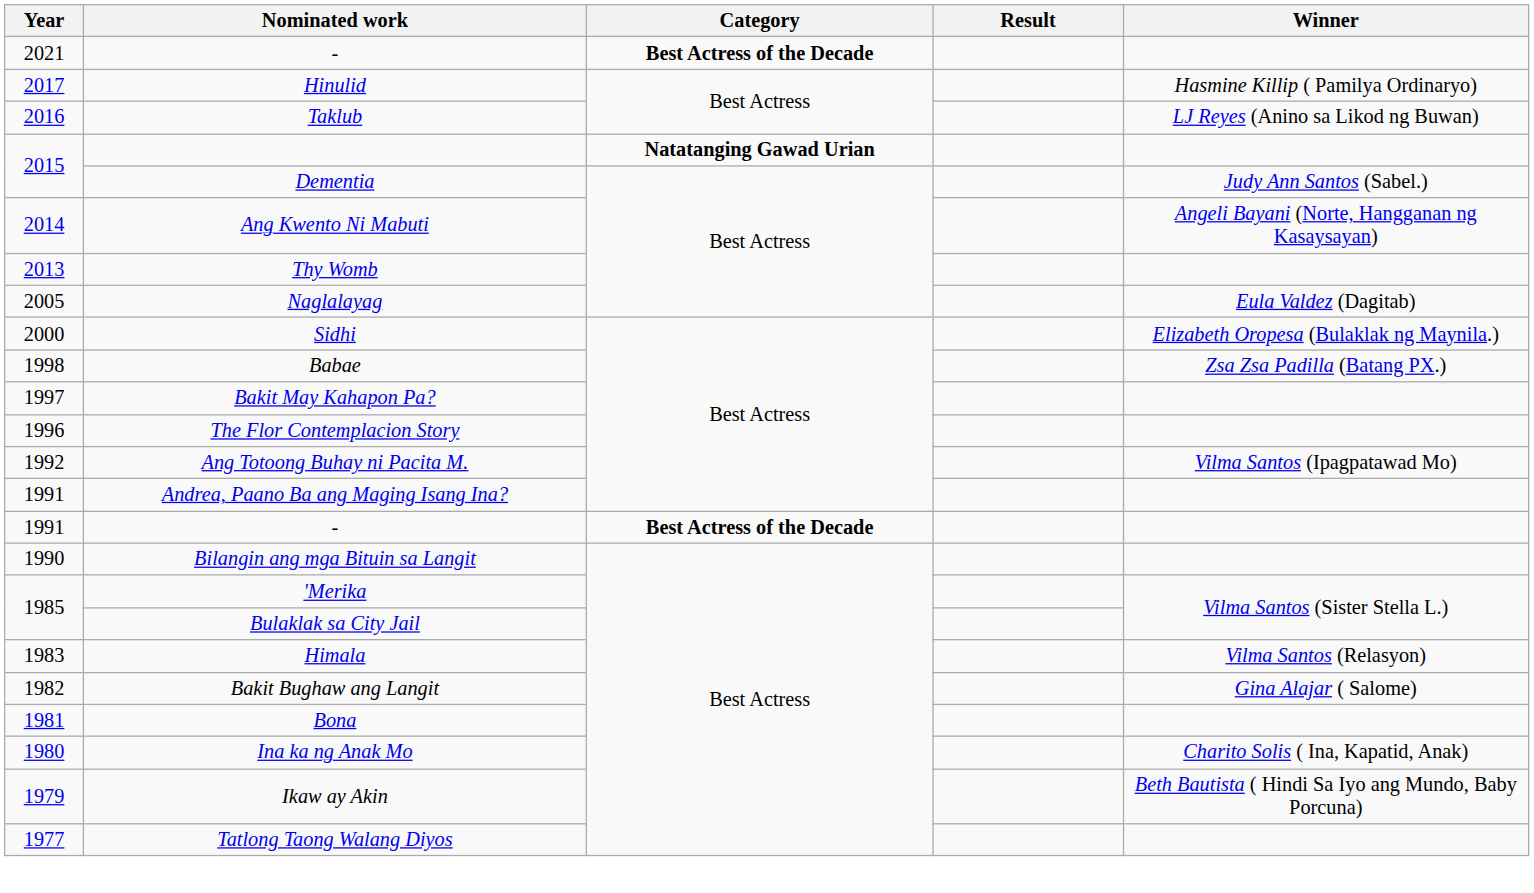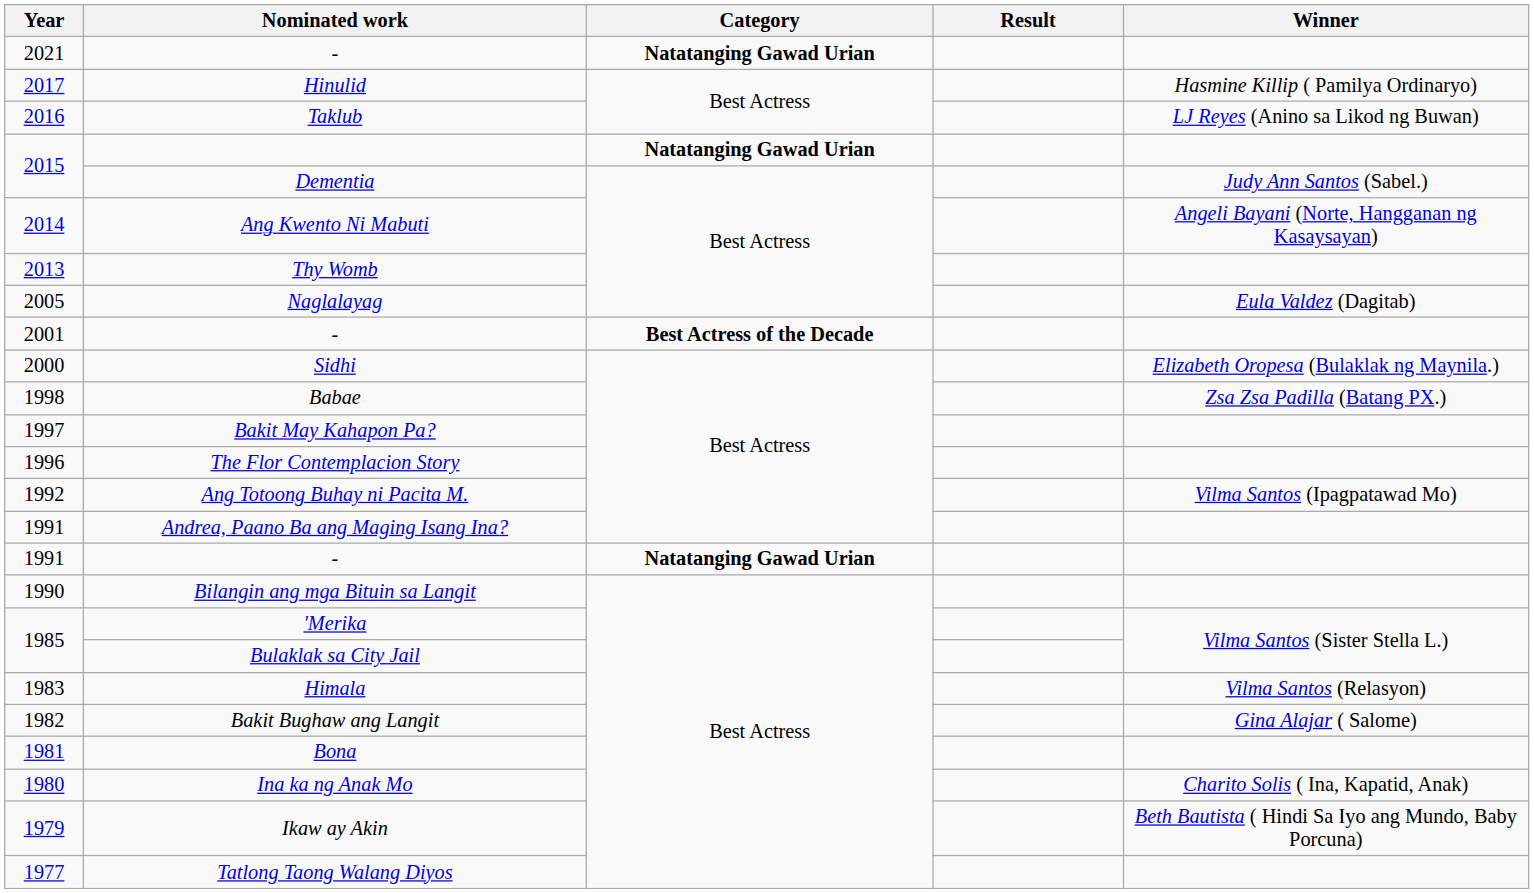(760, 52) Best Actress of the Decade -> (760, 52) Natatanging Gawad Urian
+ row: (44, 333)
(760, 526) Best Actress of the Decade -> (760, 559) Natatanging Gawad Urian
